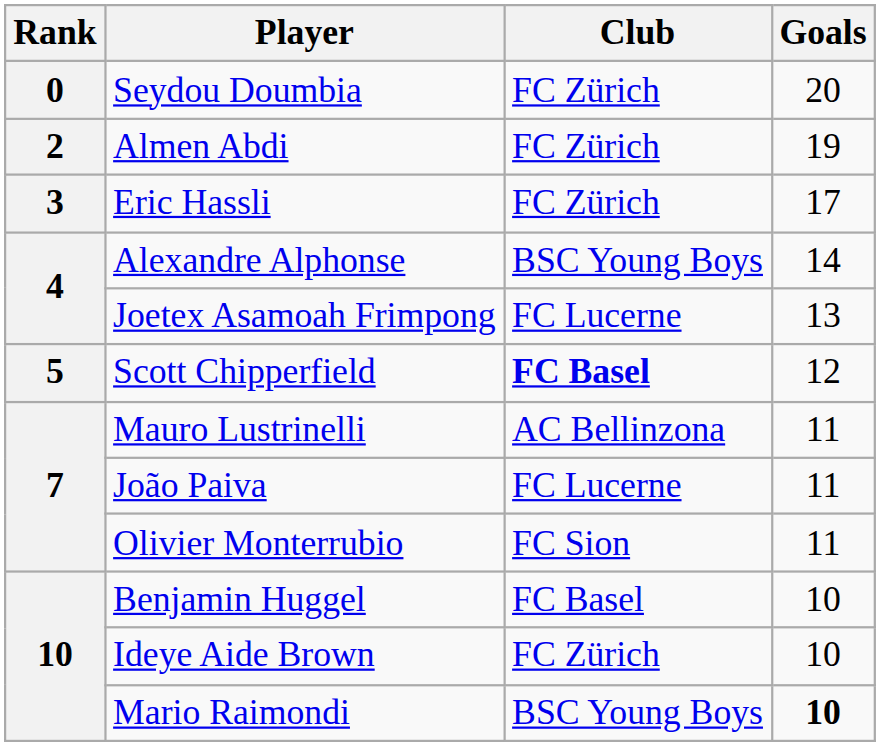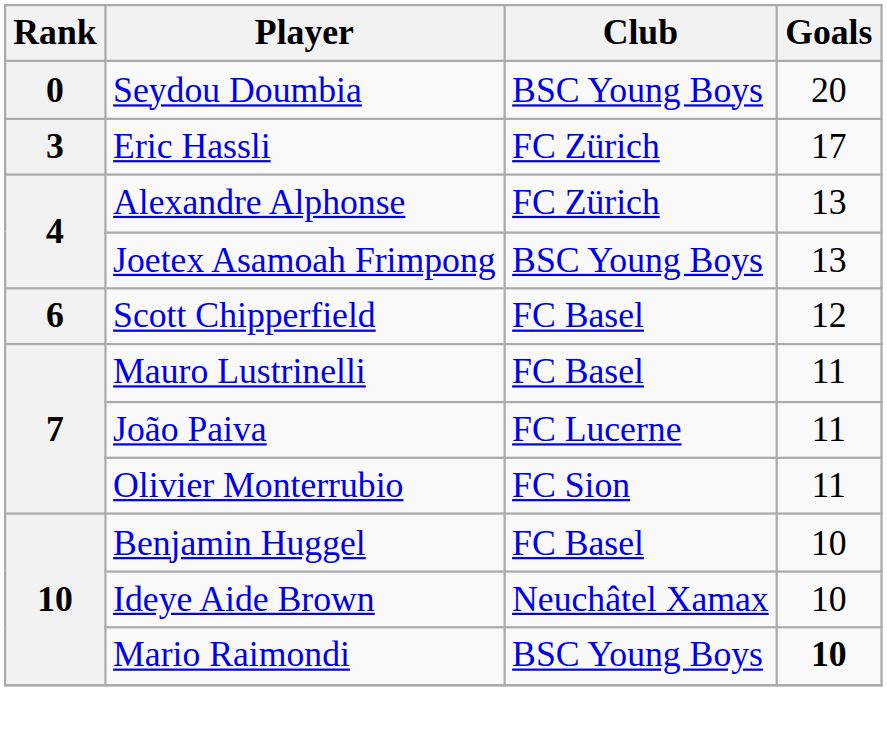(586, 89) FC Zürich -> (638, 89) BSC Young Boys
- row: (201, 145)
(638, 259) BSC Young Boys -> (586, 202) FC Zürich
(823, 259) 14 -> (829, 202) 13
(597, 315) FC Lucerne -> (638, 259) BSC Young Boys
(55, 372) 5 -> (55, 315) 6
(581, 372) bold -> (578, 315) normal
(619, 428) AC Bellinzona -> (578, 372) FC Basel
(586, 655) FC Zürich -> (640, 598) Neuchâtel Xamax
